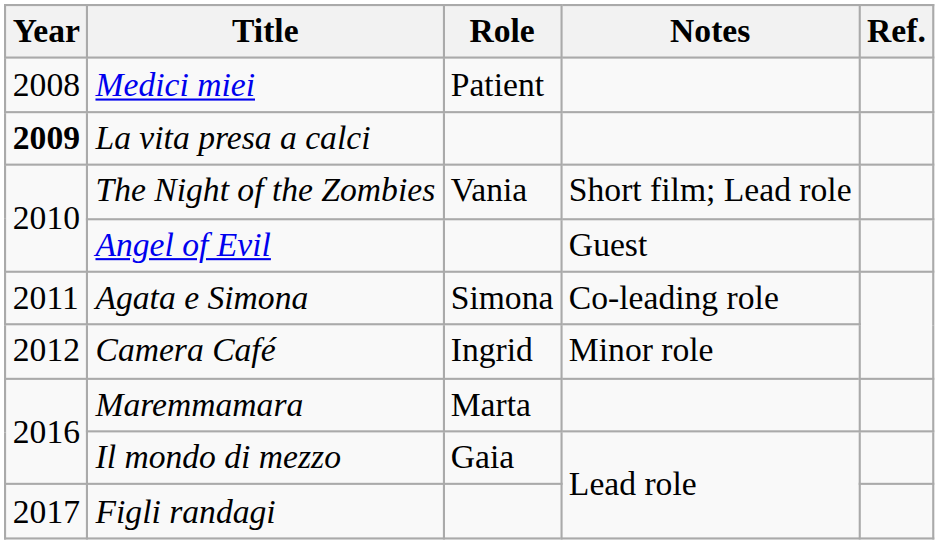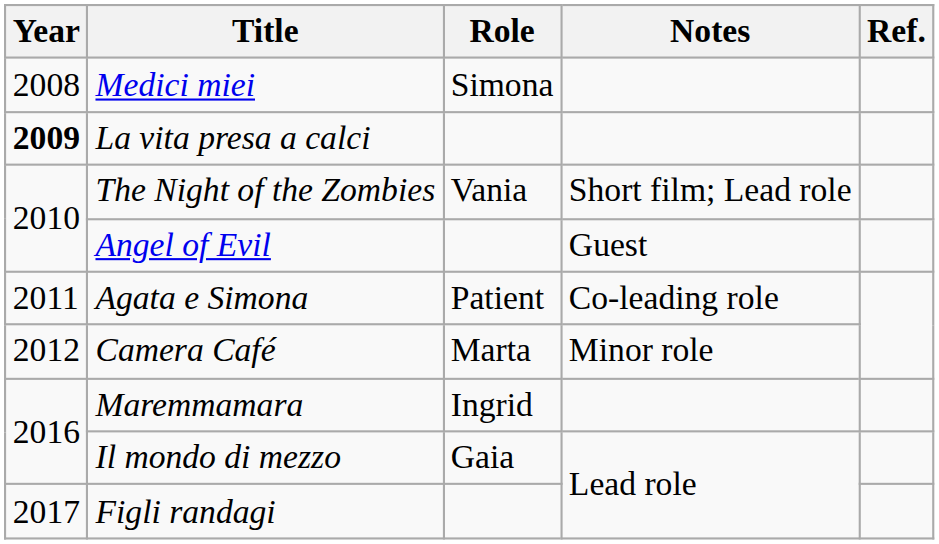(497, 84) Patient -> (502, 84) Simona
(502, 297) Simona -> (497, 297) Patient
(492, 350) Ingrid -> (491, 350) Marta
(491, 404) Marta -> (492, 404) Ingrid
